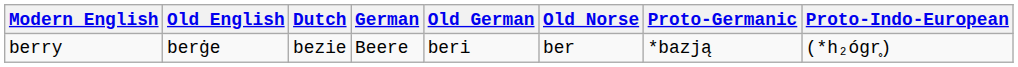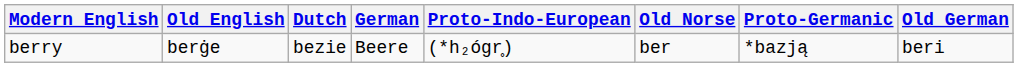columns swapped: (481, 19) <-> (907, 19)
